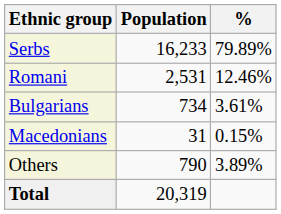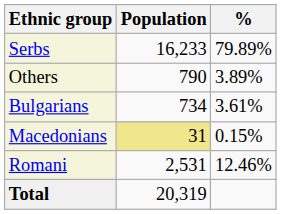rows swapped: (38, 77) <-> (33, 164)
(197, 135) no background -> (197, 135) khaki background
